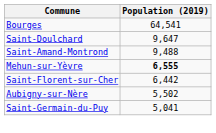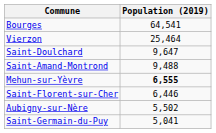+ row: (24, 39)
(166, 80) 6,442 -> (166, 94) 6,446
